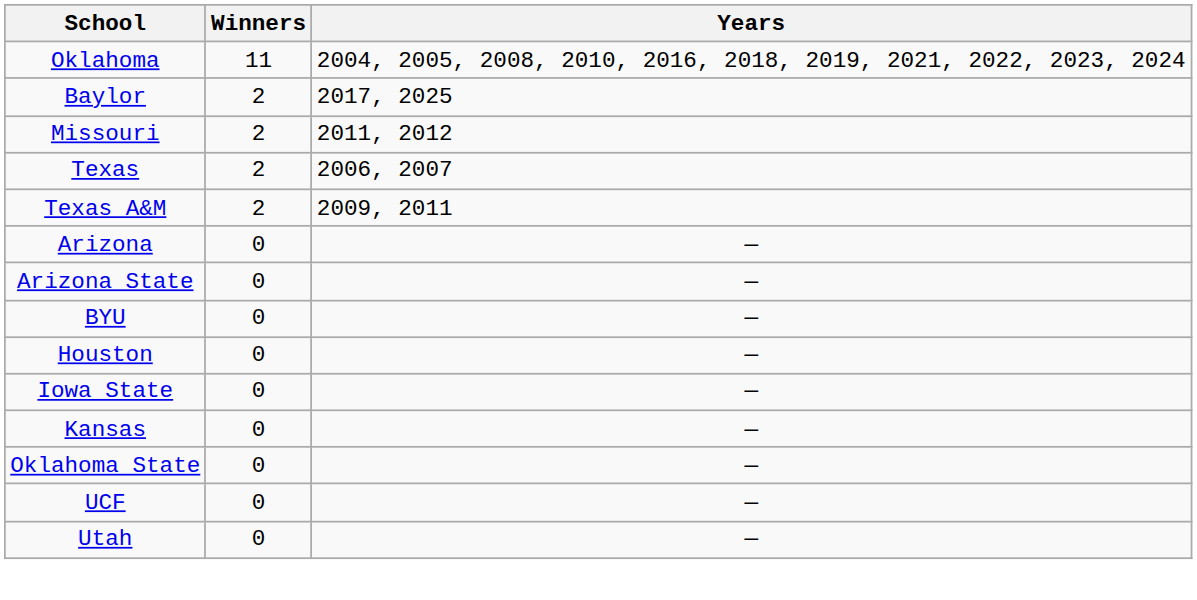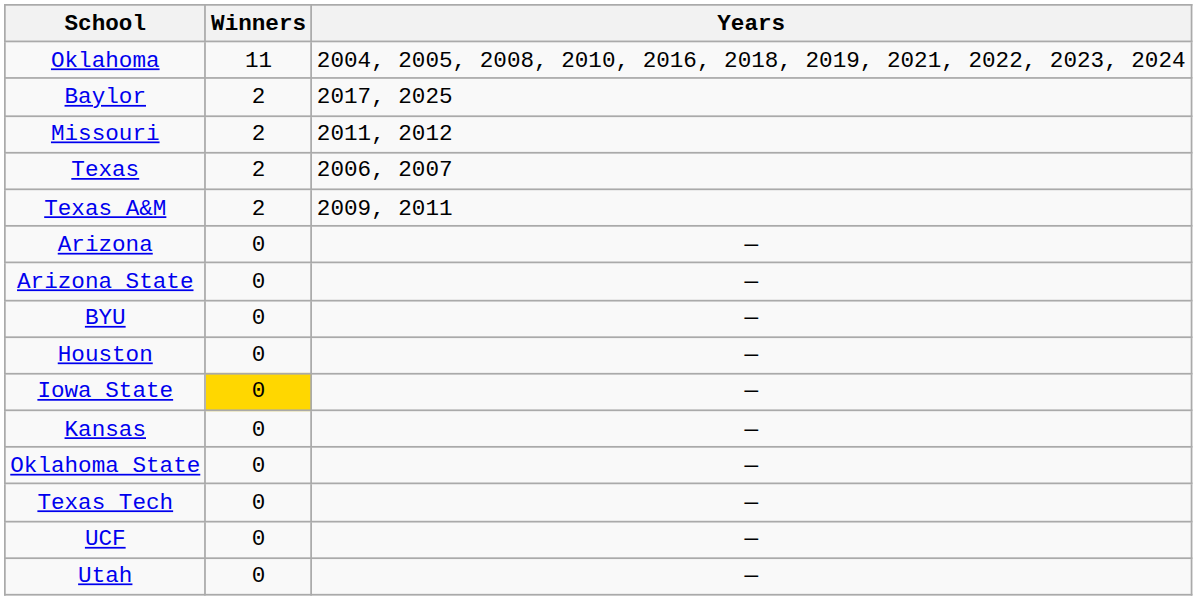(259, 392) no background -> (259, 392) gold background
+ row: (105, 503)
